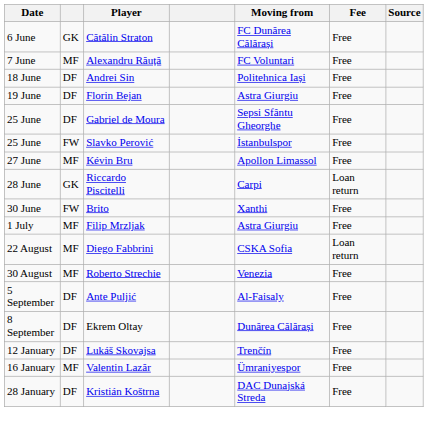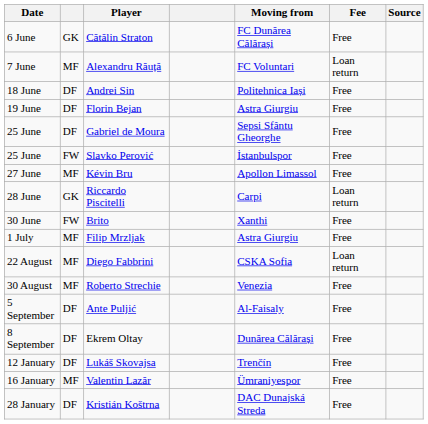(342, 60) Free -> (345, 66) Loan return
